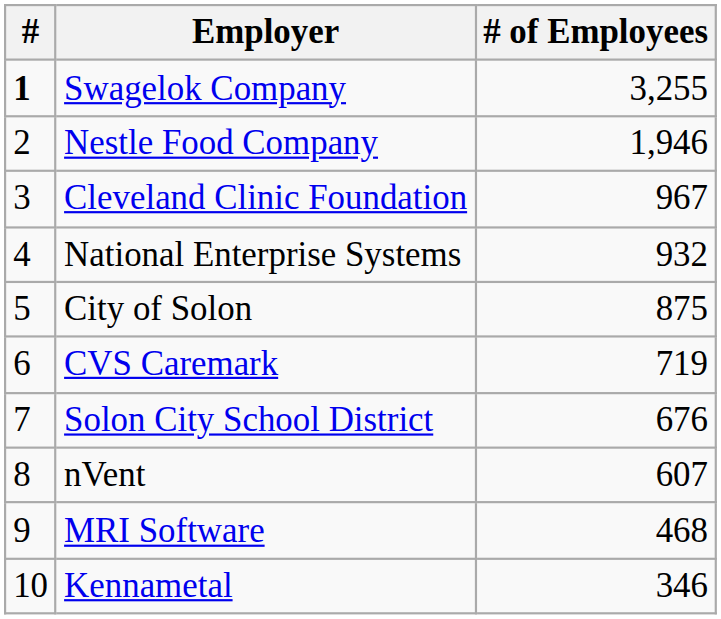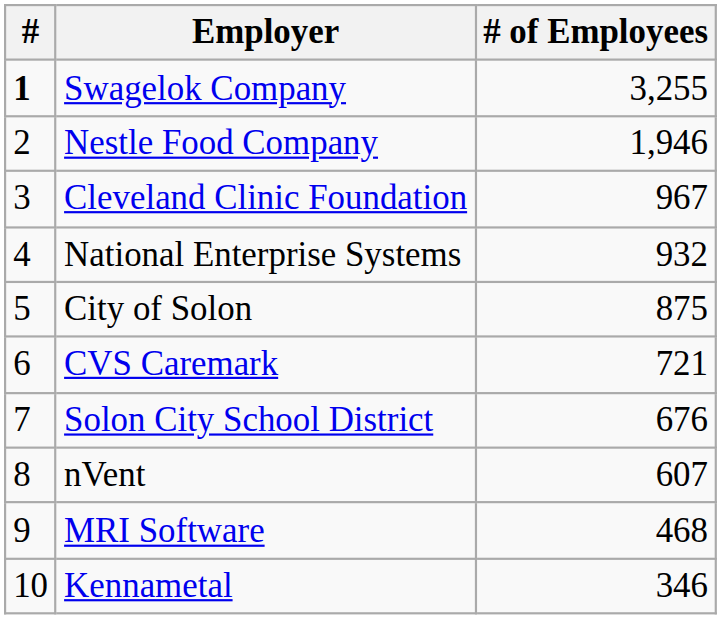(682, 364) 719 -> (682, 364) 721
